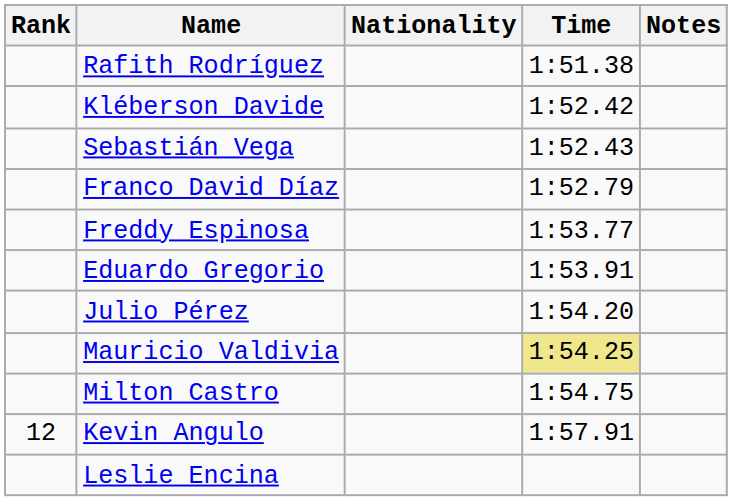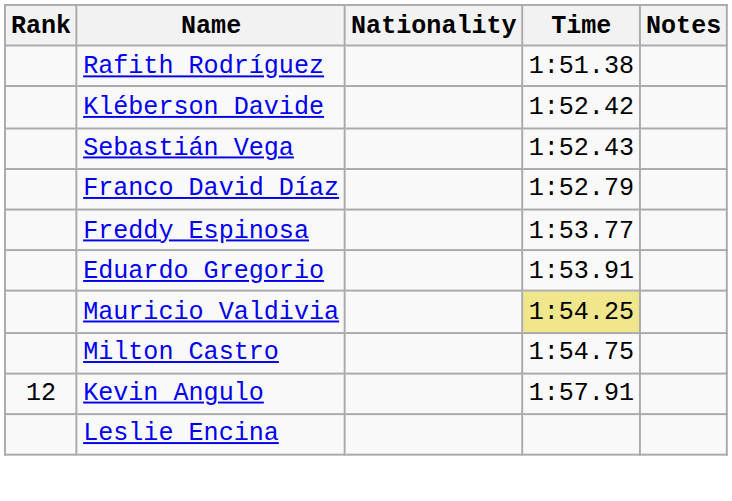- row: (166, 312)
